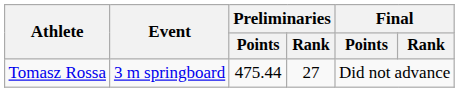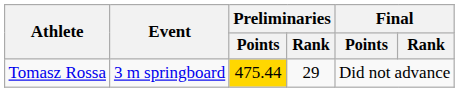(258, 73) no background -> (258, 73) gold background
(311, 73) 27 -> (311, 73) 29
